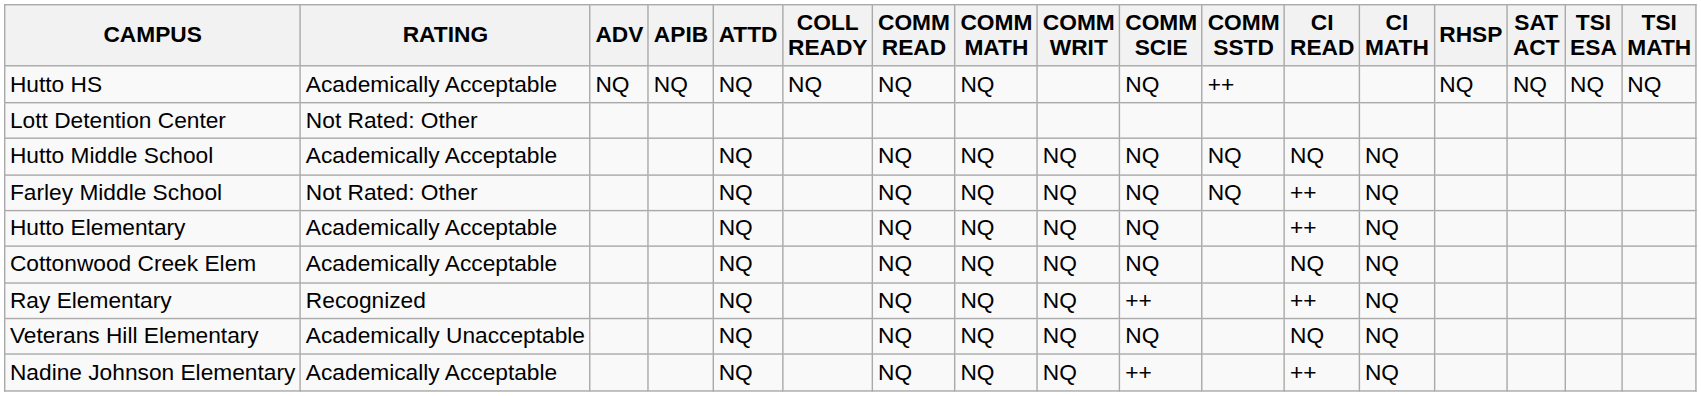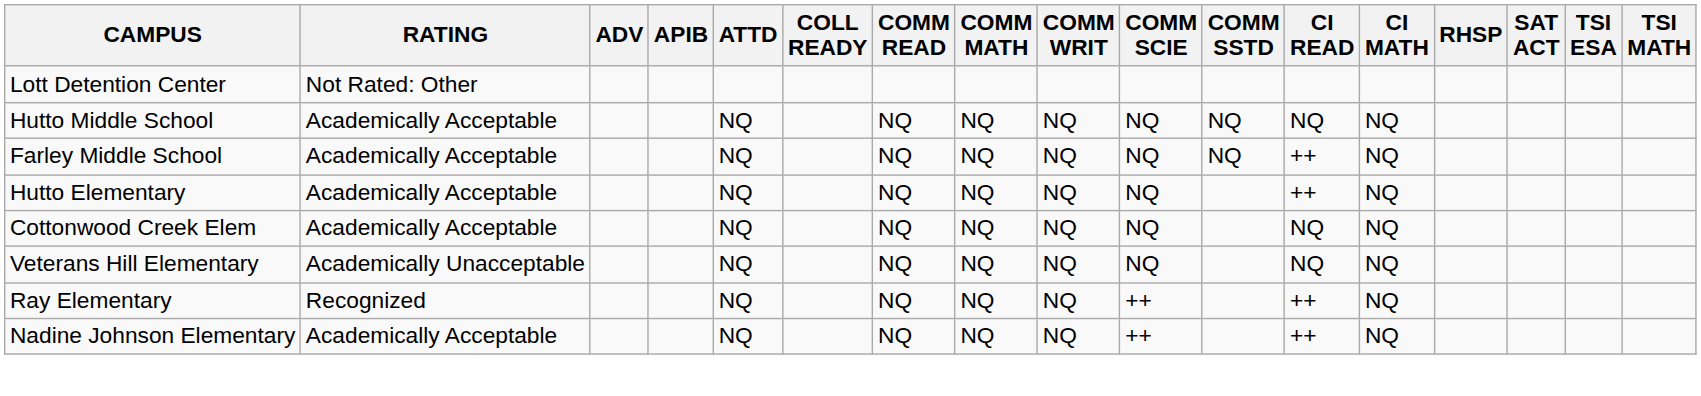- row: (56, 84)
(392, 192) Not Rated: Other -> (432, 156) Academically Acceptable
rows swapped: (91, 300) <-> (134, 336)
